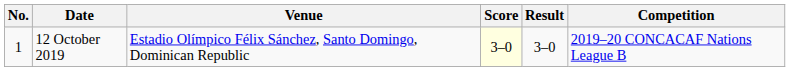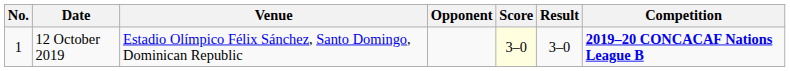+ column: (462, 15)
(661, 46) normal -> (679, 46) bold
